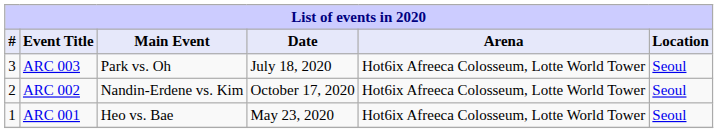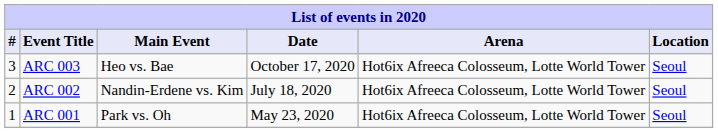(136, 65) Park vs. Oh -> (137, 65) Heo vs. Bae
(291, 65) July 18, 2020 -> (303, 65) October 17, 2020
(303, 90) October 17, 2020 -> (291, 90) July 18, 2020
(137, 115) Heo vs. Bae -> (136, 115) Park vs. Oh
